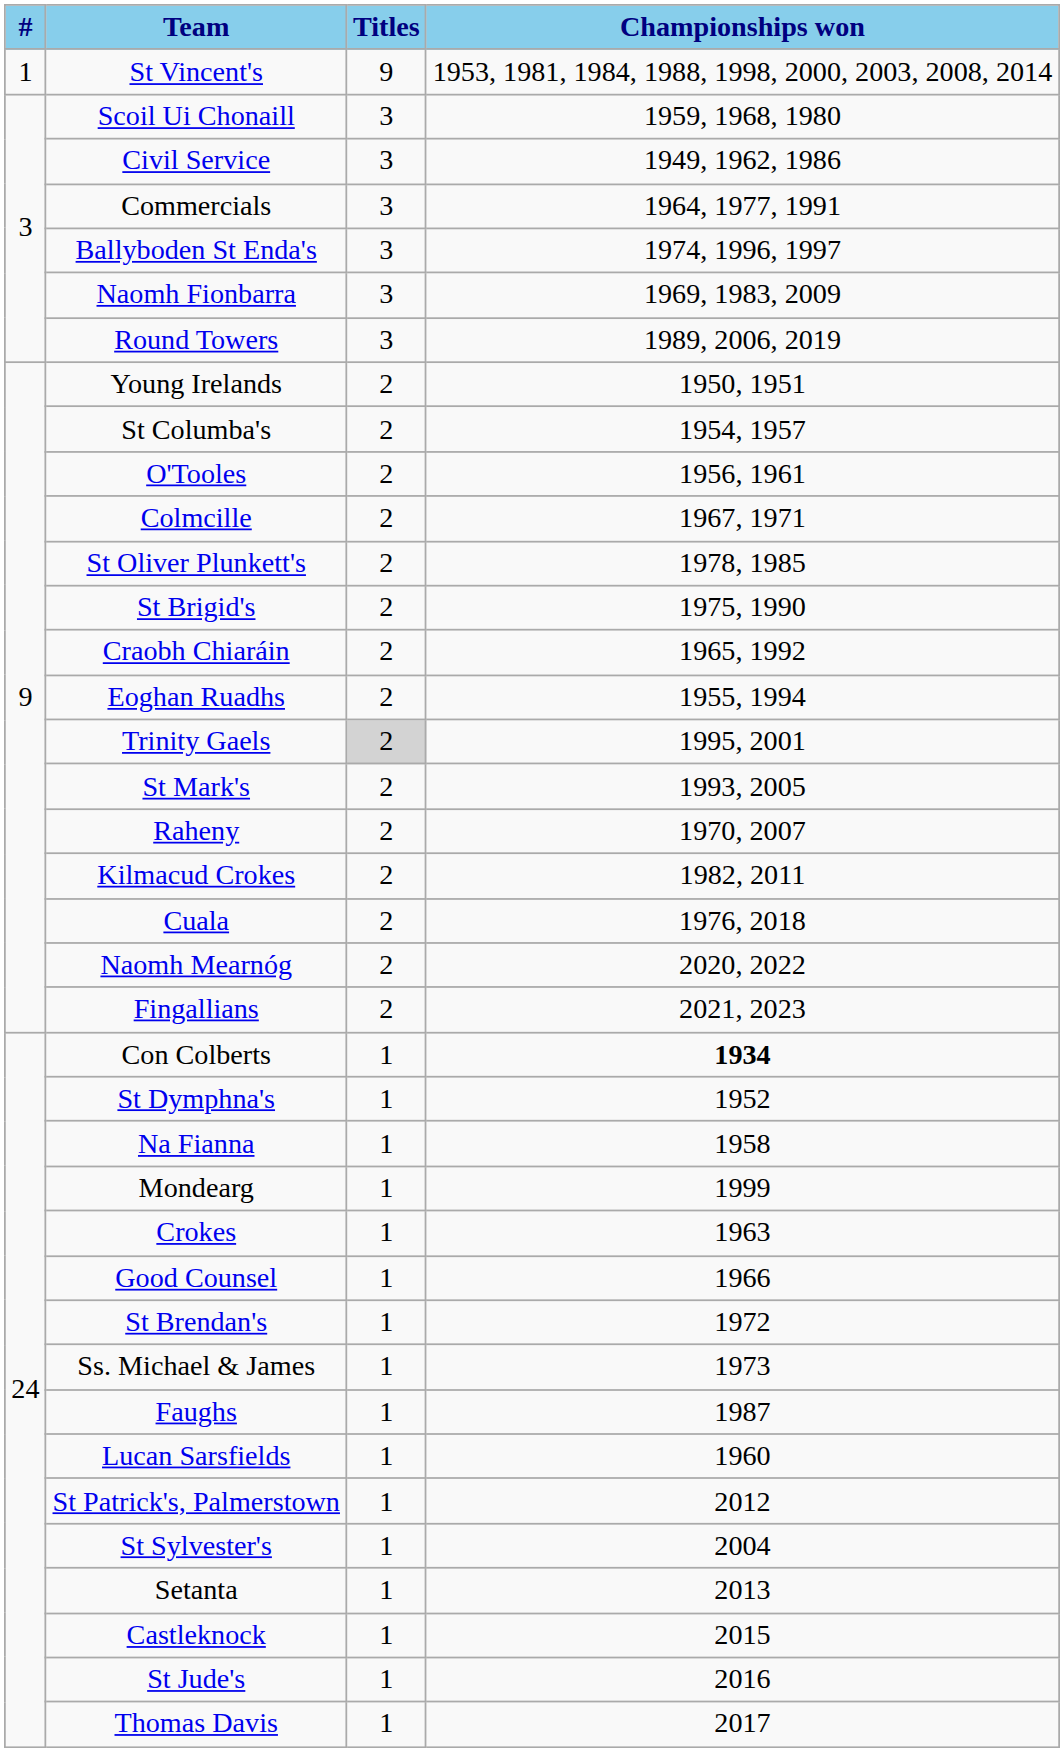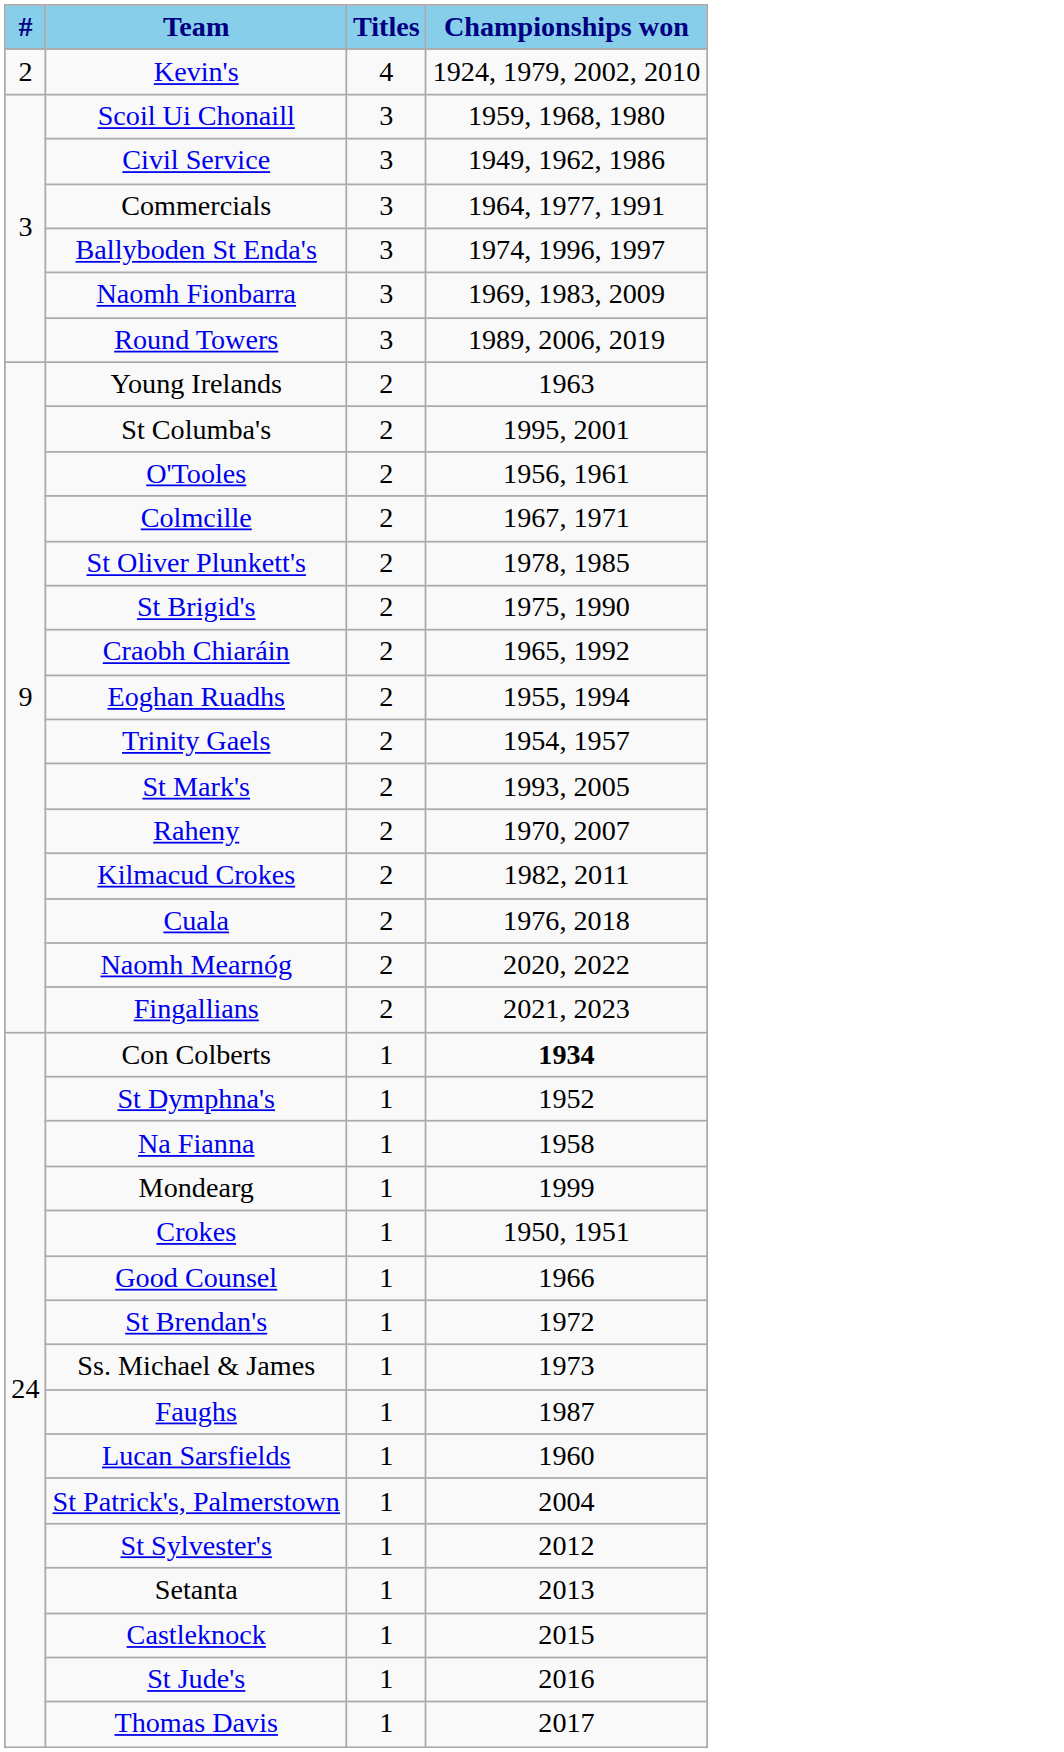- row: (196, 71)
+ row: (196, 71)
(742, 384) 1950, 1951 -> (566, 384) 1963
(742, 428) 1954, 1957 -> (566, 428) 1995, 2001
(386, 741) lightgrey background -> (386, 741) no background
(742, 741) 1995, 2001 -> (566, 741) 1954, 1957
(742, 1232) 1963 -> (566, 1232) 1950, 1951
(742, 1500) 2012 -> (566, 1500) 2004
(742, 1545) 2004 -> (566, 1545) 2012
